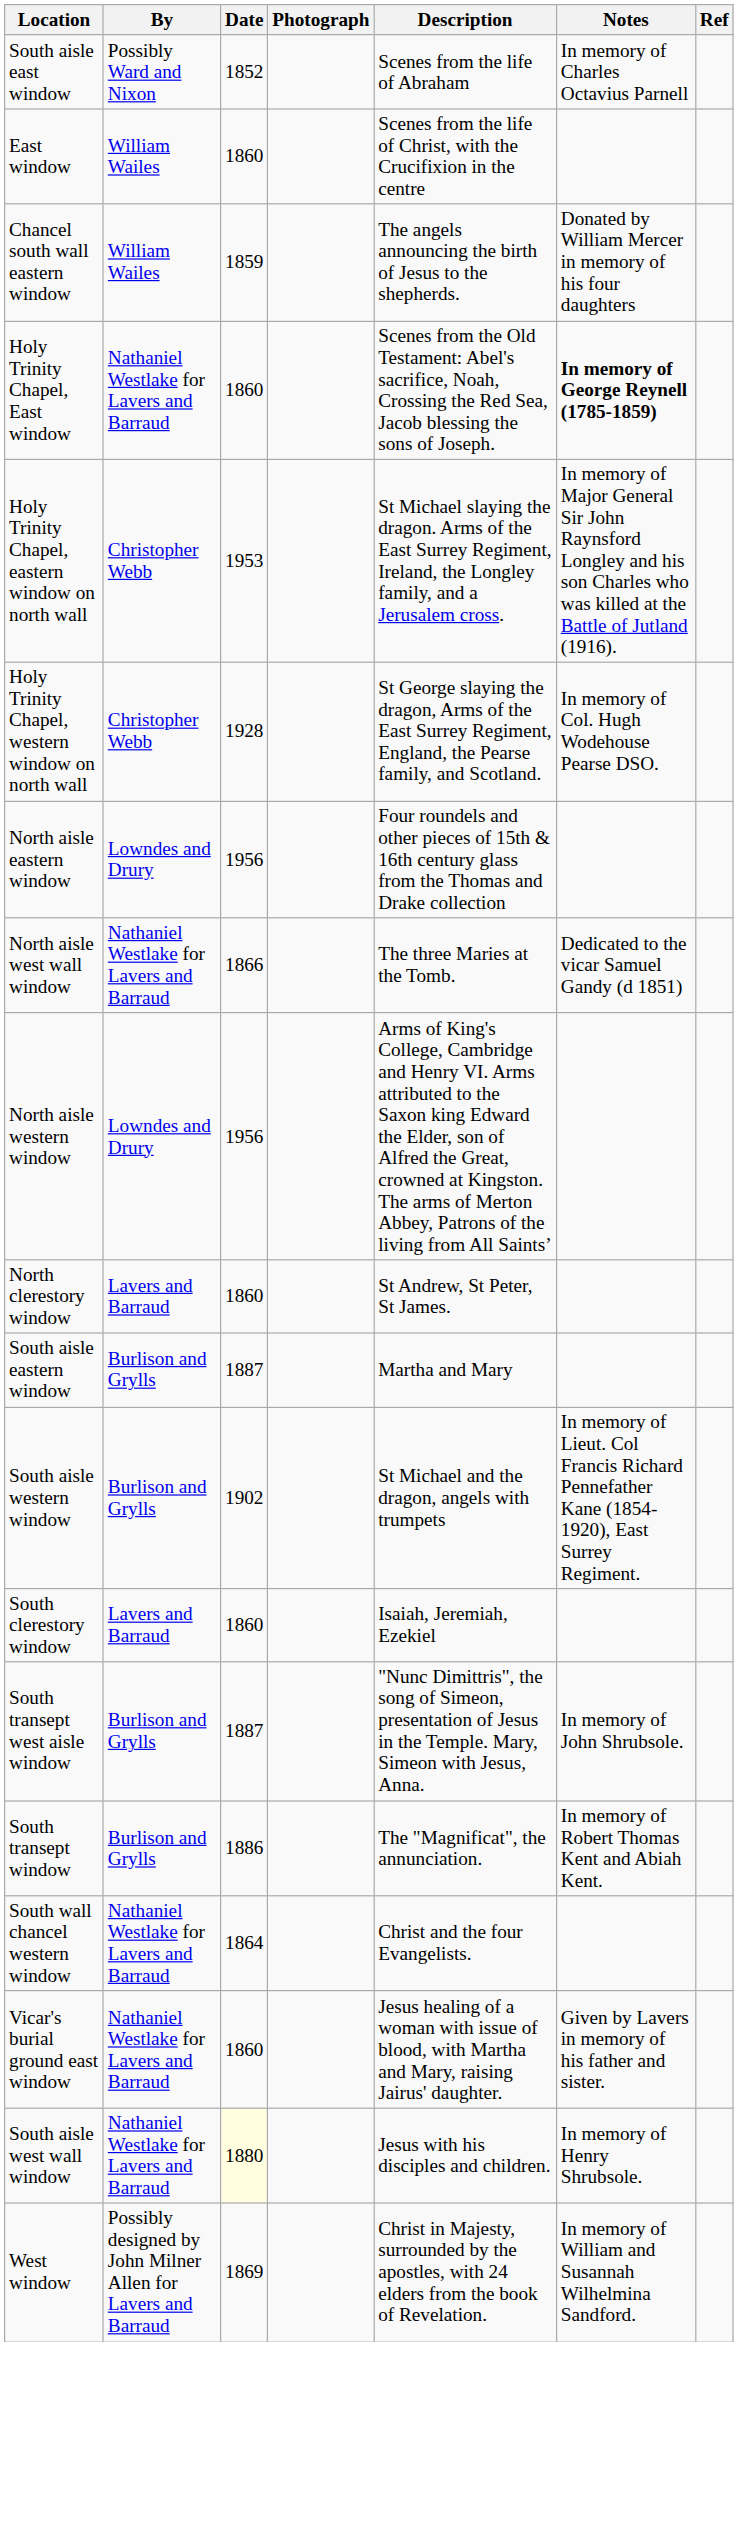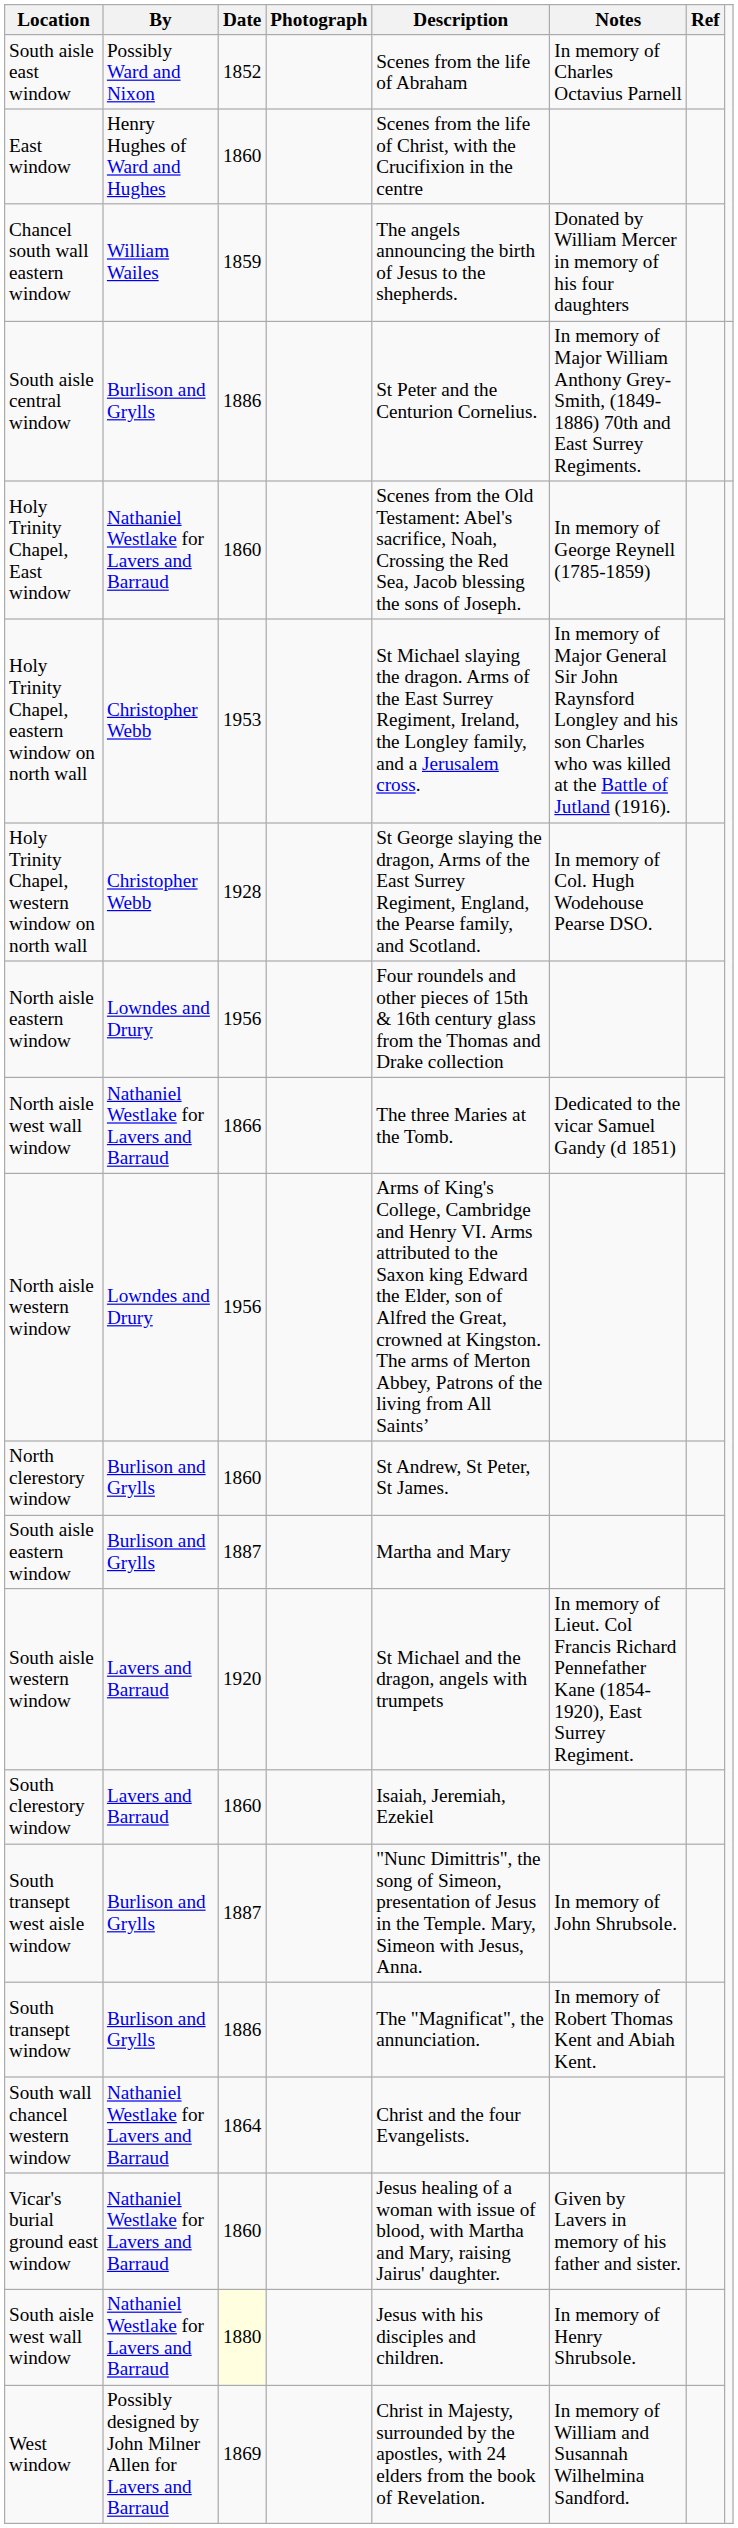(139, 156) William Wailes -> (147, 156) Henry Hughes of Ward and Hughes
+ row: (51, 400)
(624, 389) bold -> (615, 549) normal
(150, 1296) Lavers and Barraud -> (156, 1477) Burlison and Grylls
(157, 1497) Burlison and Grylls -> (149, 1679) Lavers and Barraud
(244, 1497) 1902 -> (242, 1679) 1920
